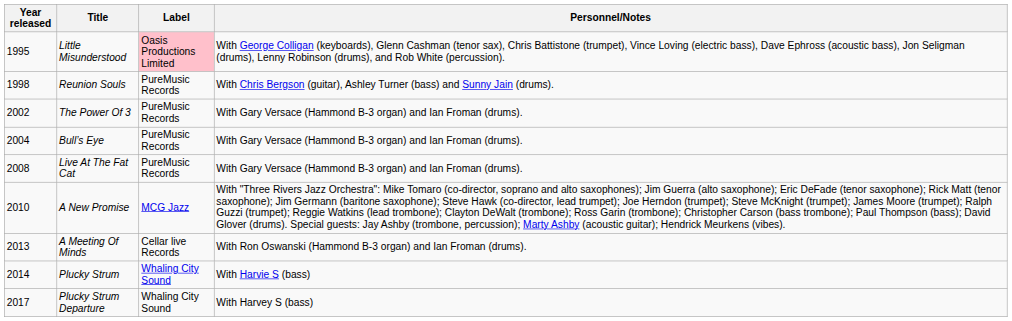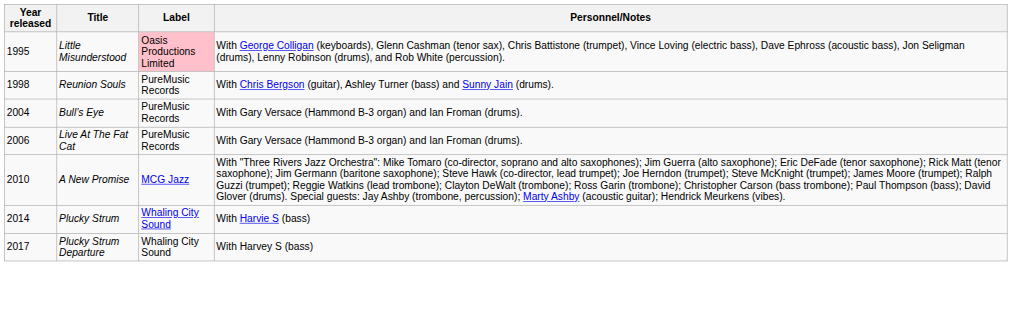- row: (95, 113)
(18, 168) 2008 -> (18, 140) 2006
- row: (89, 247)
